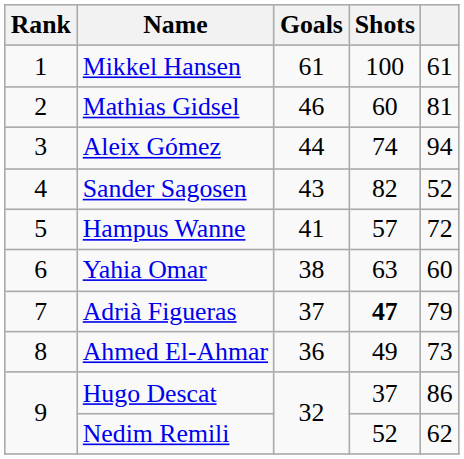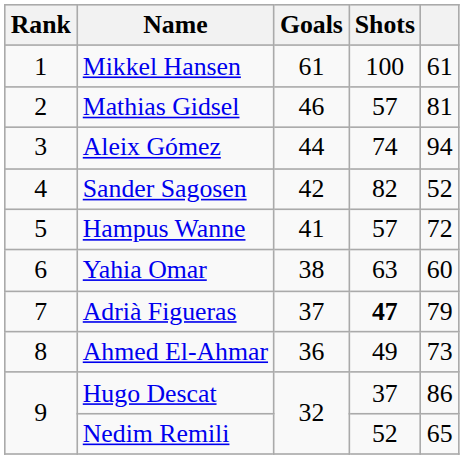(385, 106) 60 -> (385, 106) 57
(311, 188) 43 -> (311, 188) 42
(440, 433) 62 -> (440, 433) 65
